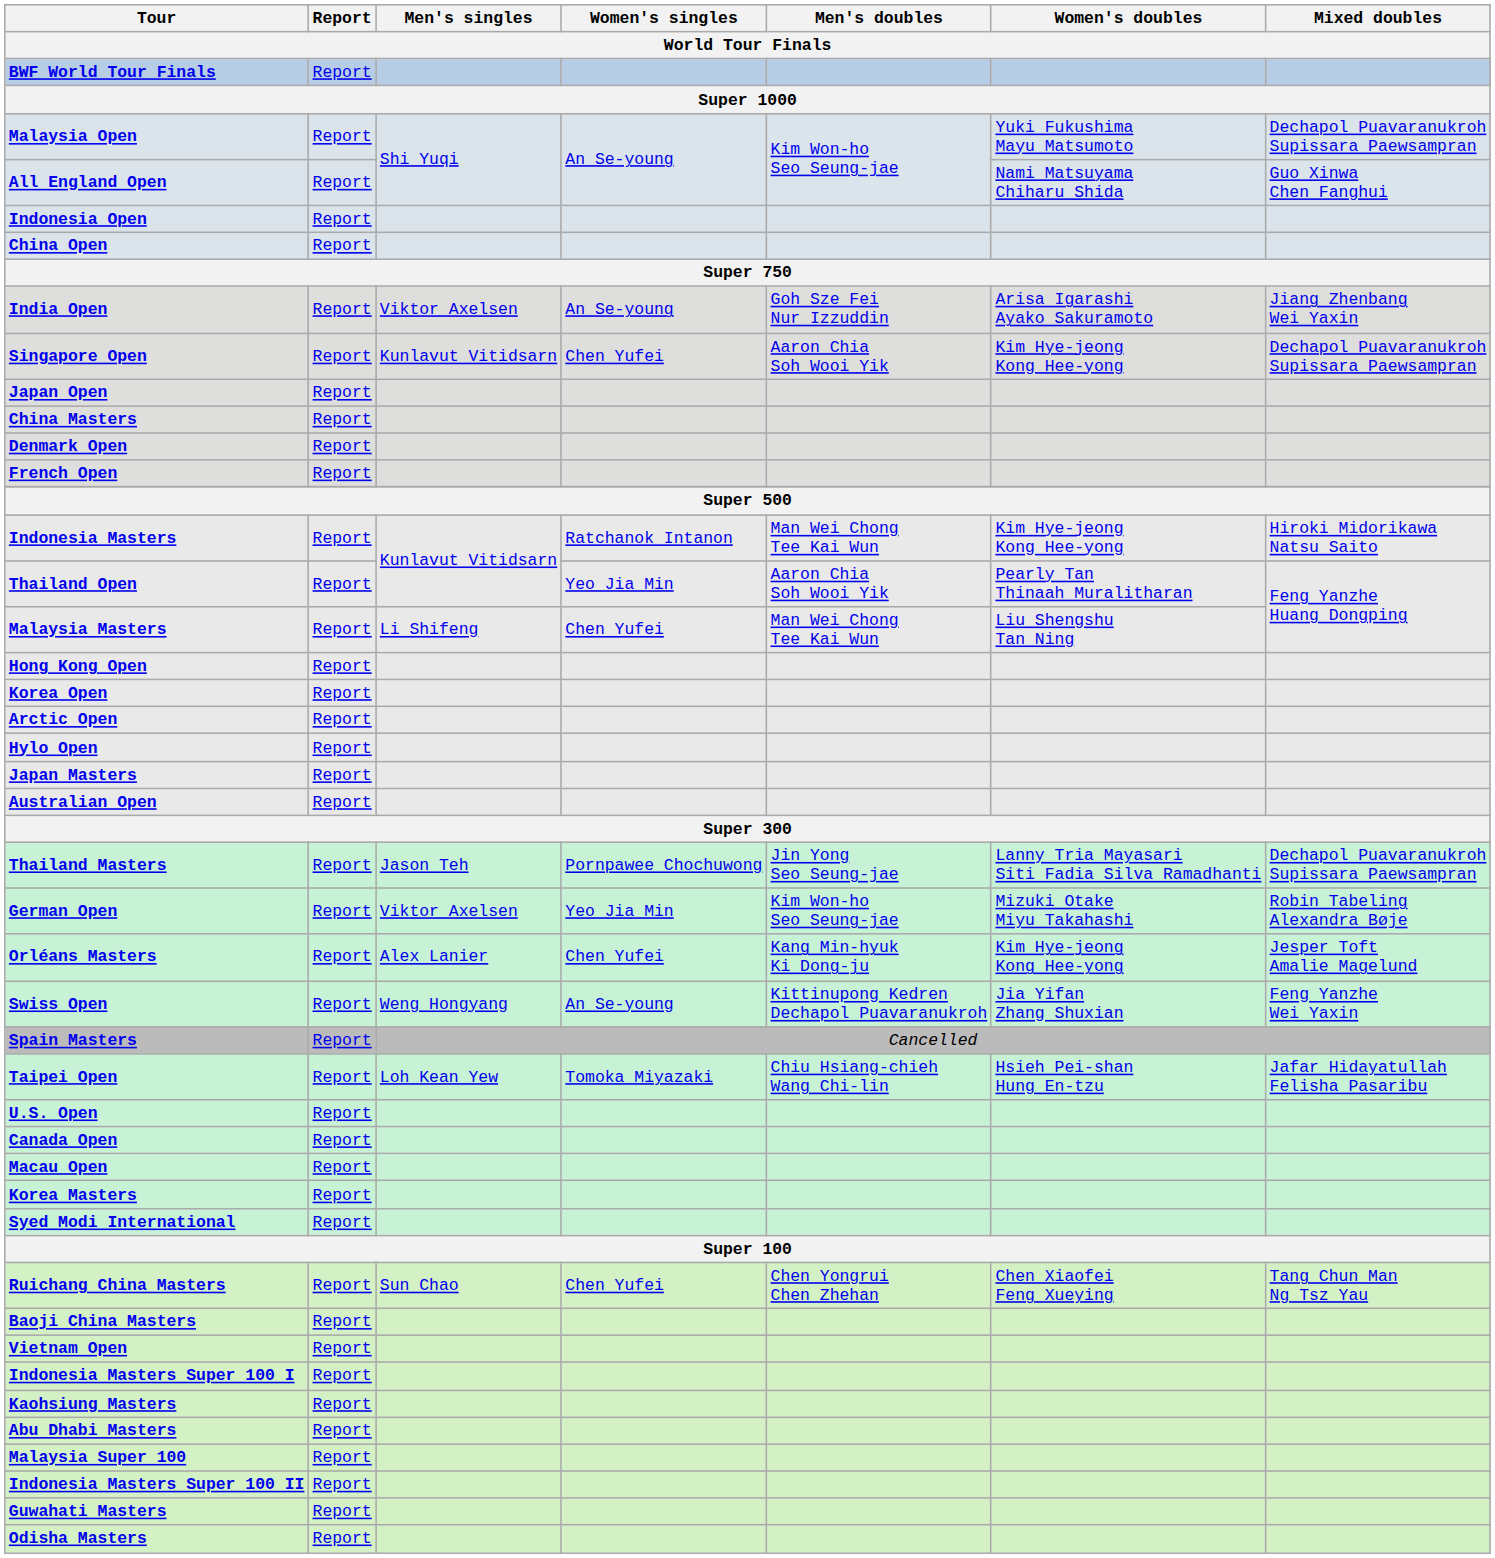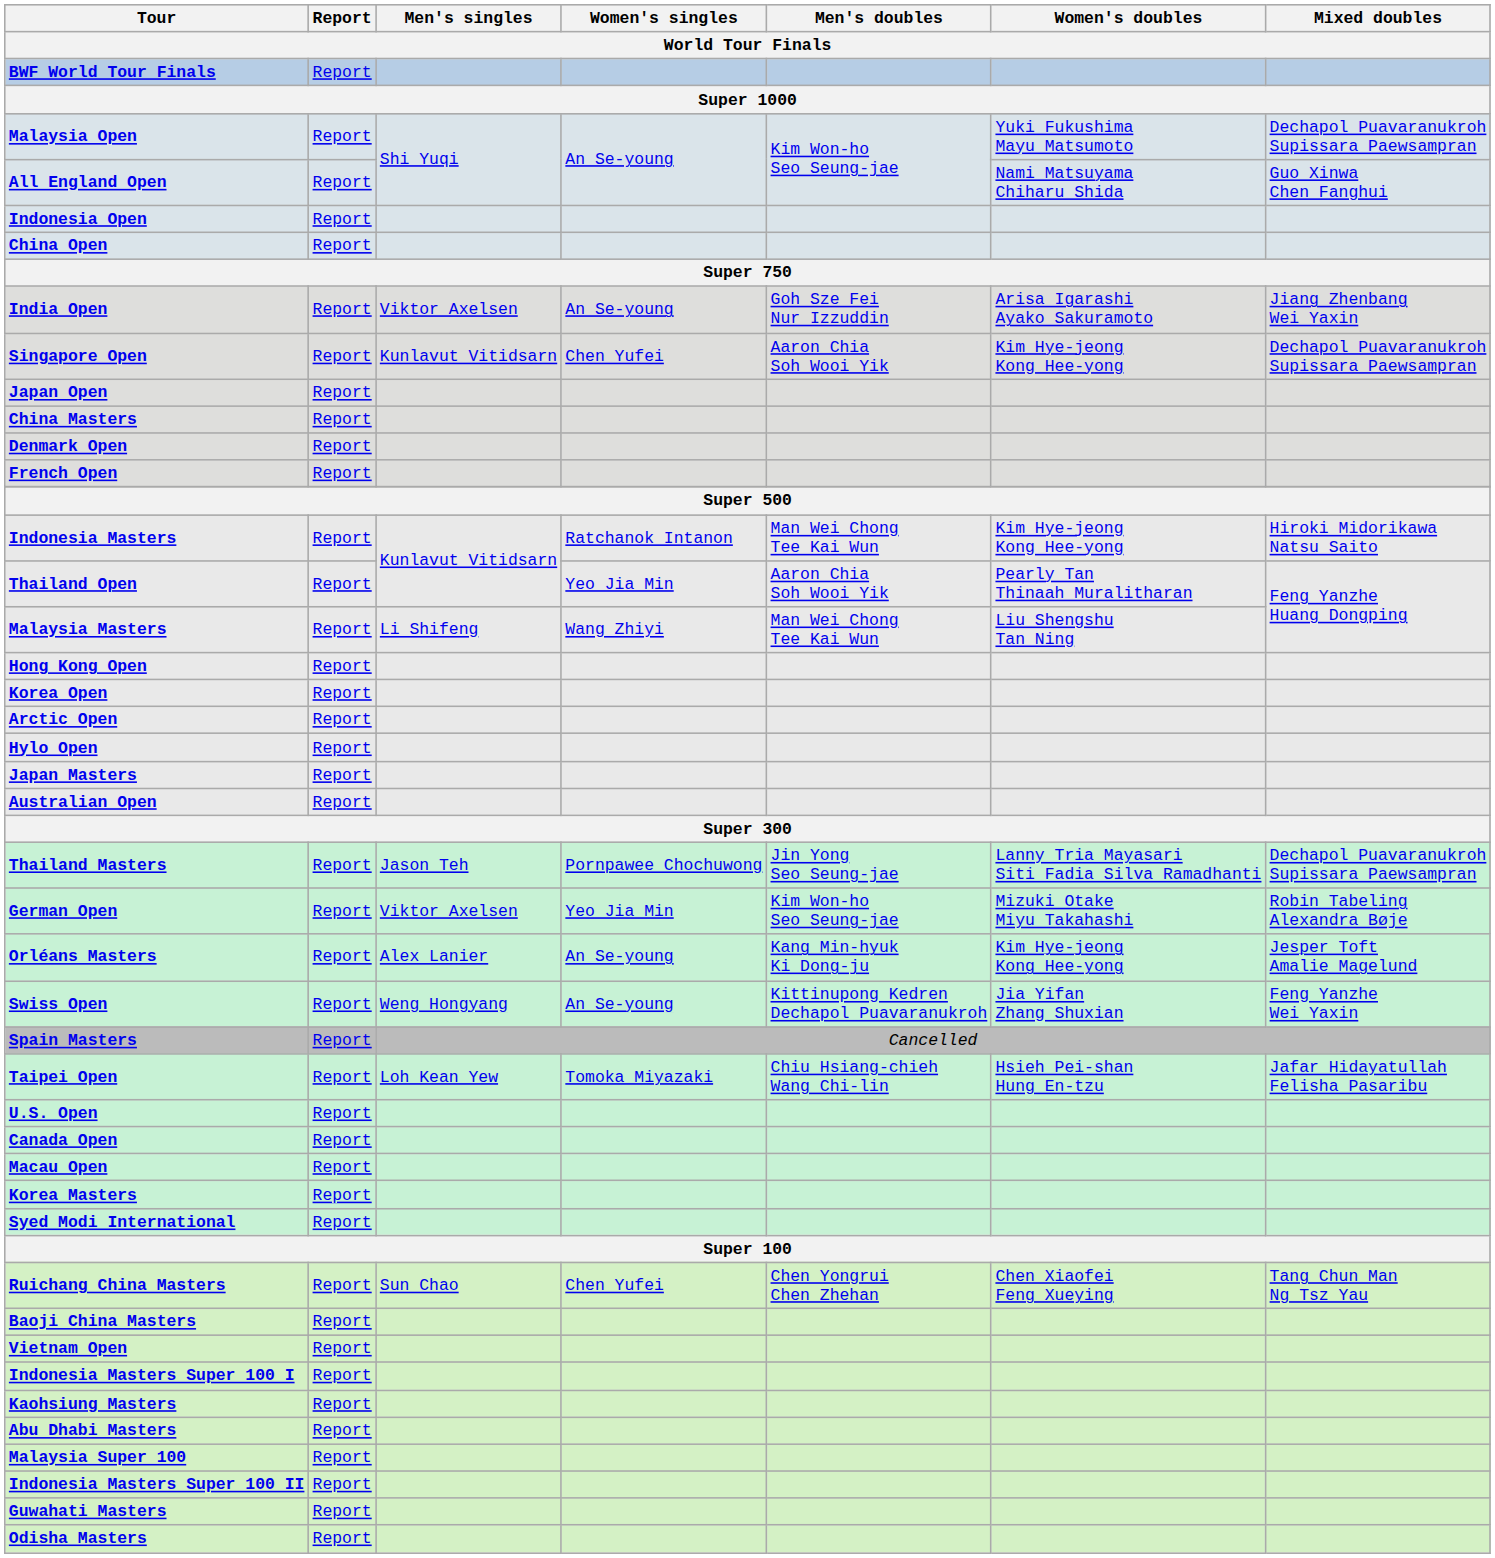(615, 630) Chen Yufei -> (615, 630) Wang Zhiyi
(615, 958) Chen Yufei -> (620, 958) An Se-young
